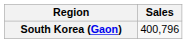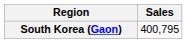(160, 30) 400,796 -> (160, 30) 400,795
